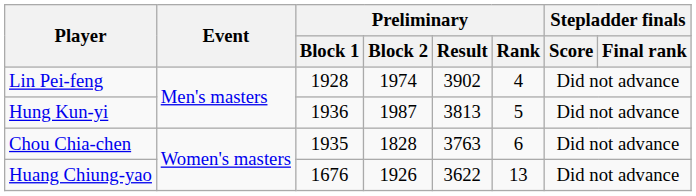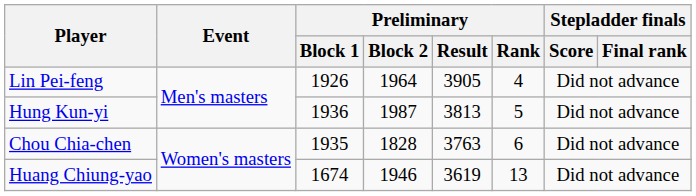(330, 82) 1928 -> (330, 82) 1926
(398, 82) 1974 -> (398, 82) 1964
(462, 82) 3902 -> (462, 82) 3905
(330, 174) 1676 -> (330, 174) 1674
(398, 174) 1926 -> (398, 174) 1946
(462, 174) 3622 -> (462, 174) 3619
